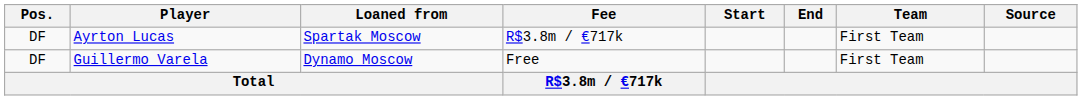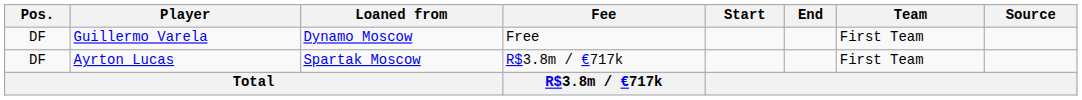rows swapped: (124, 39) <-> (141, 61)
